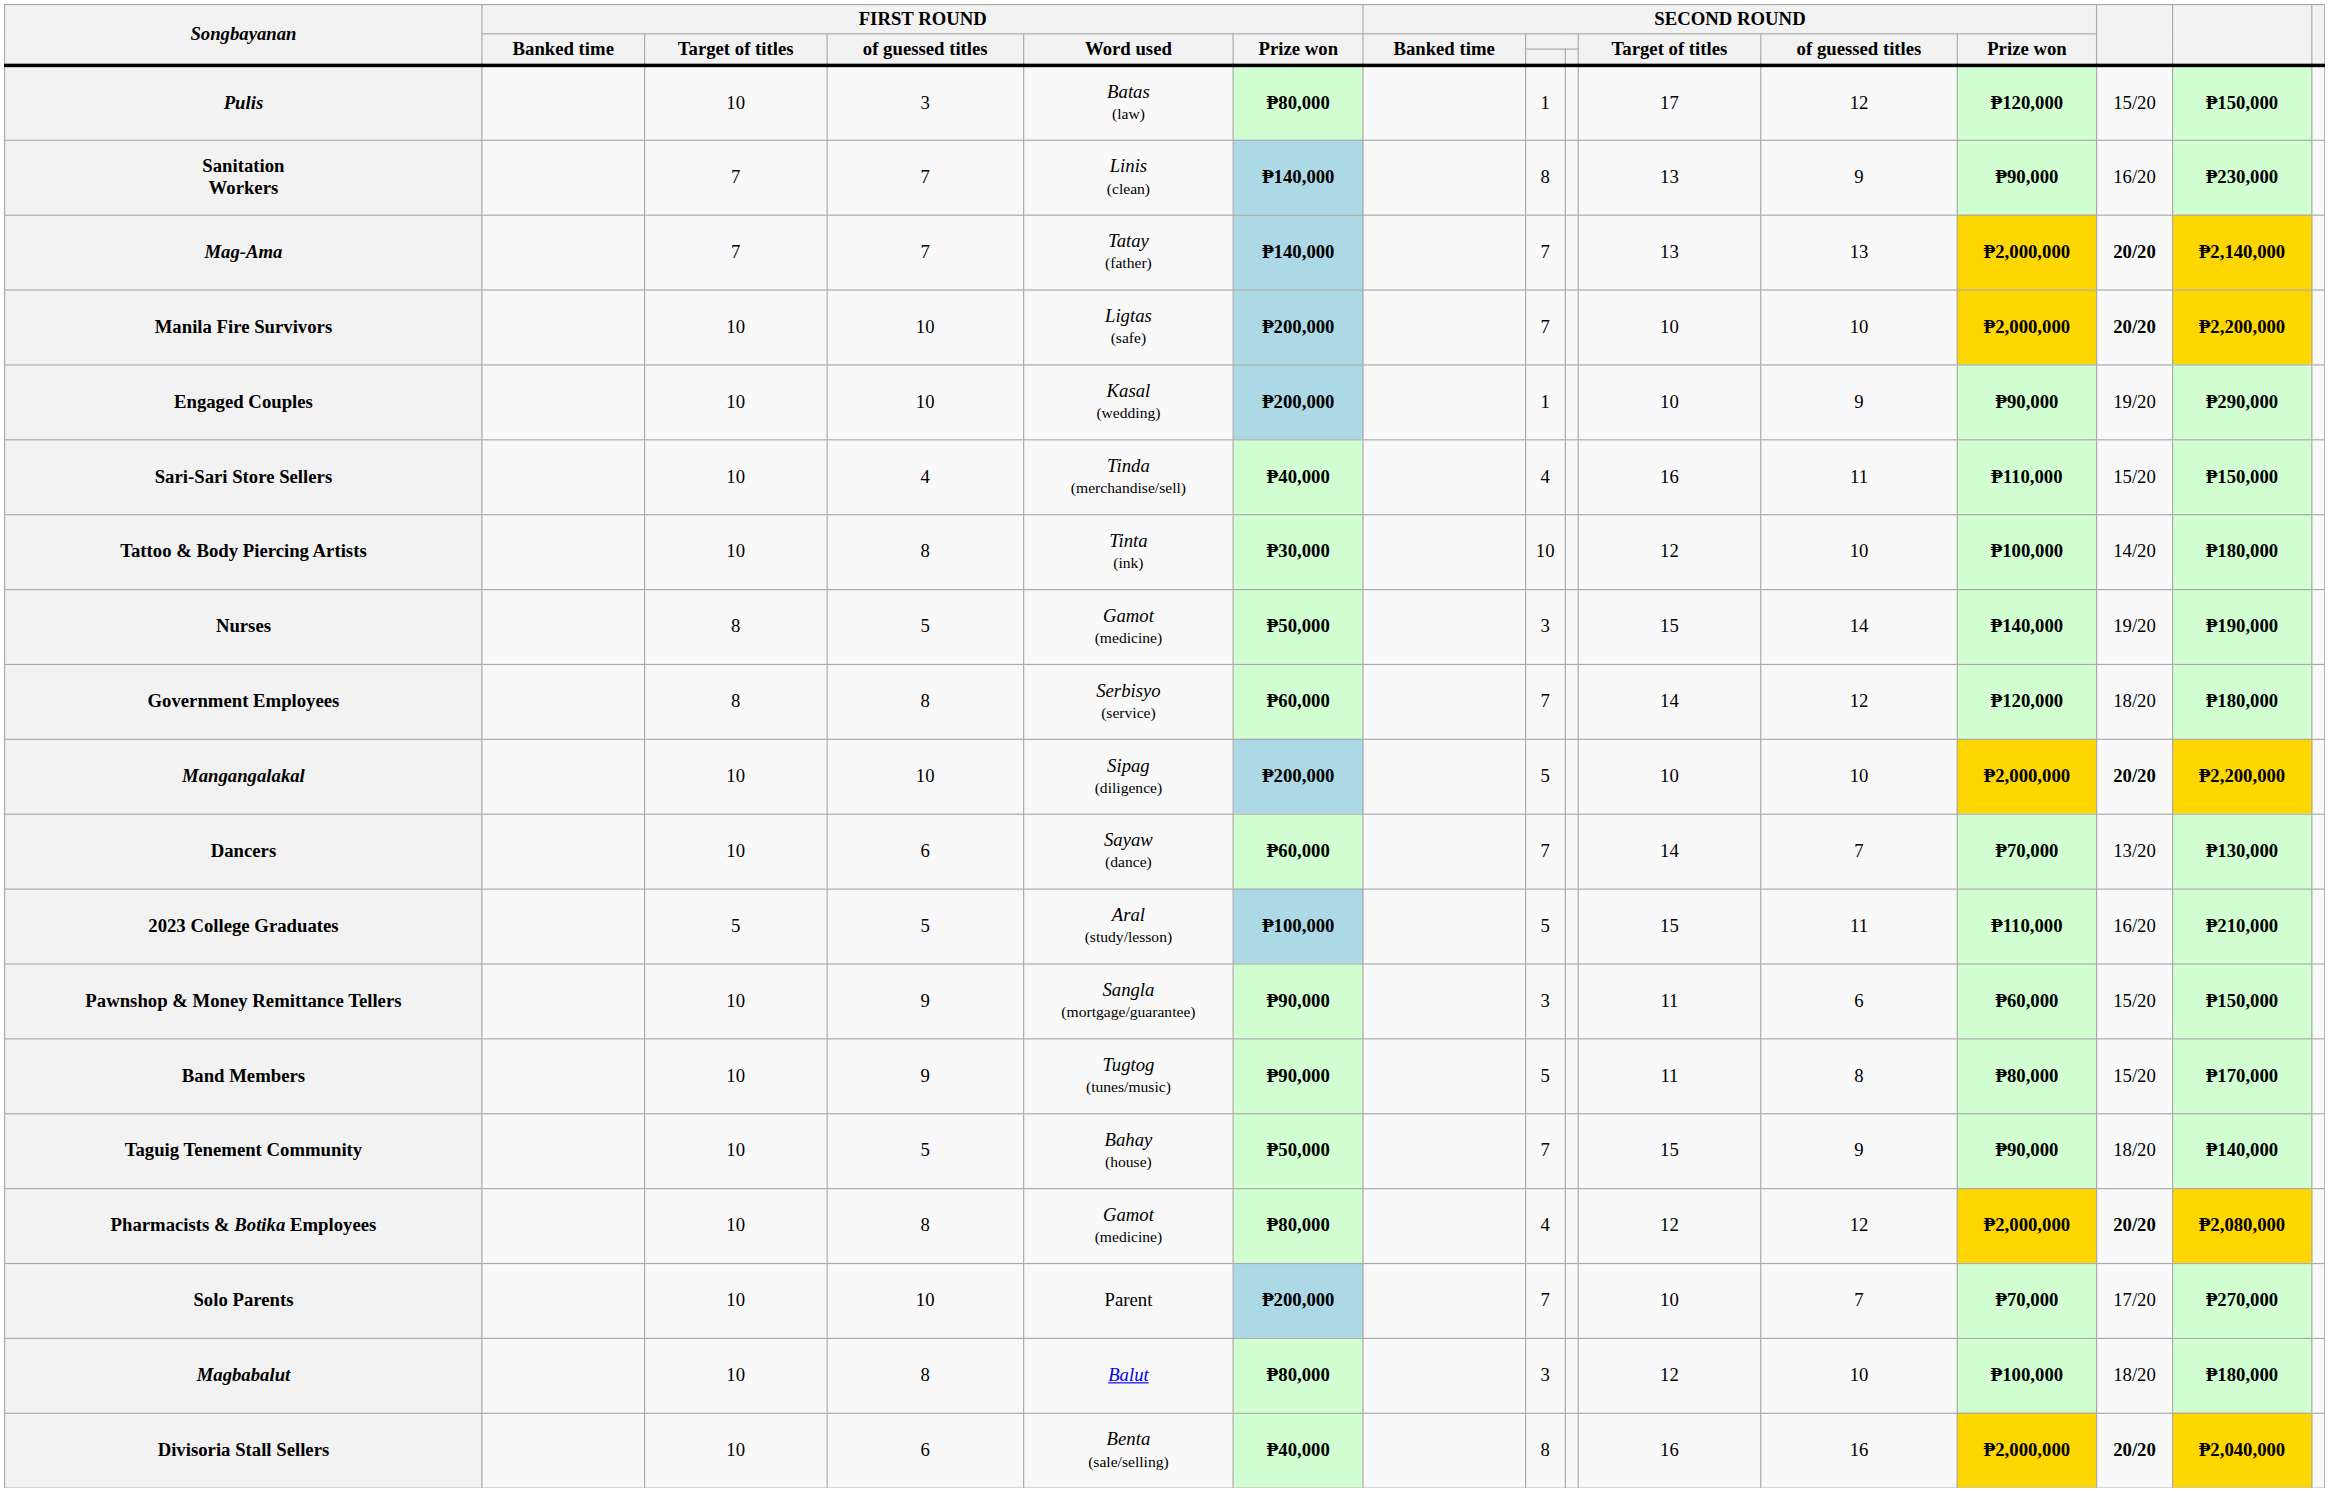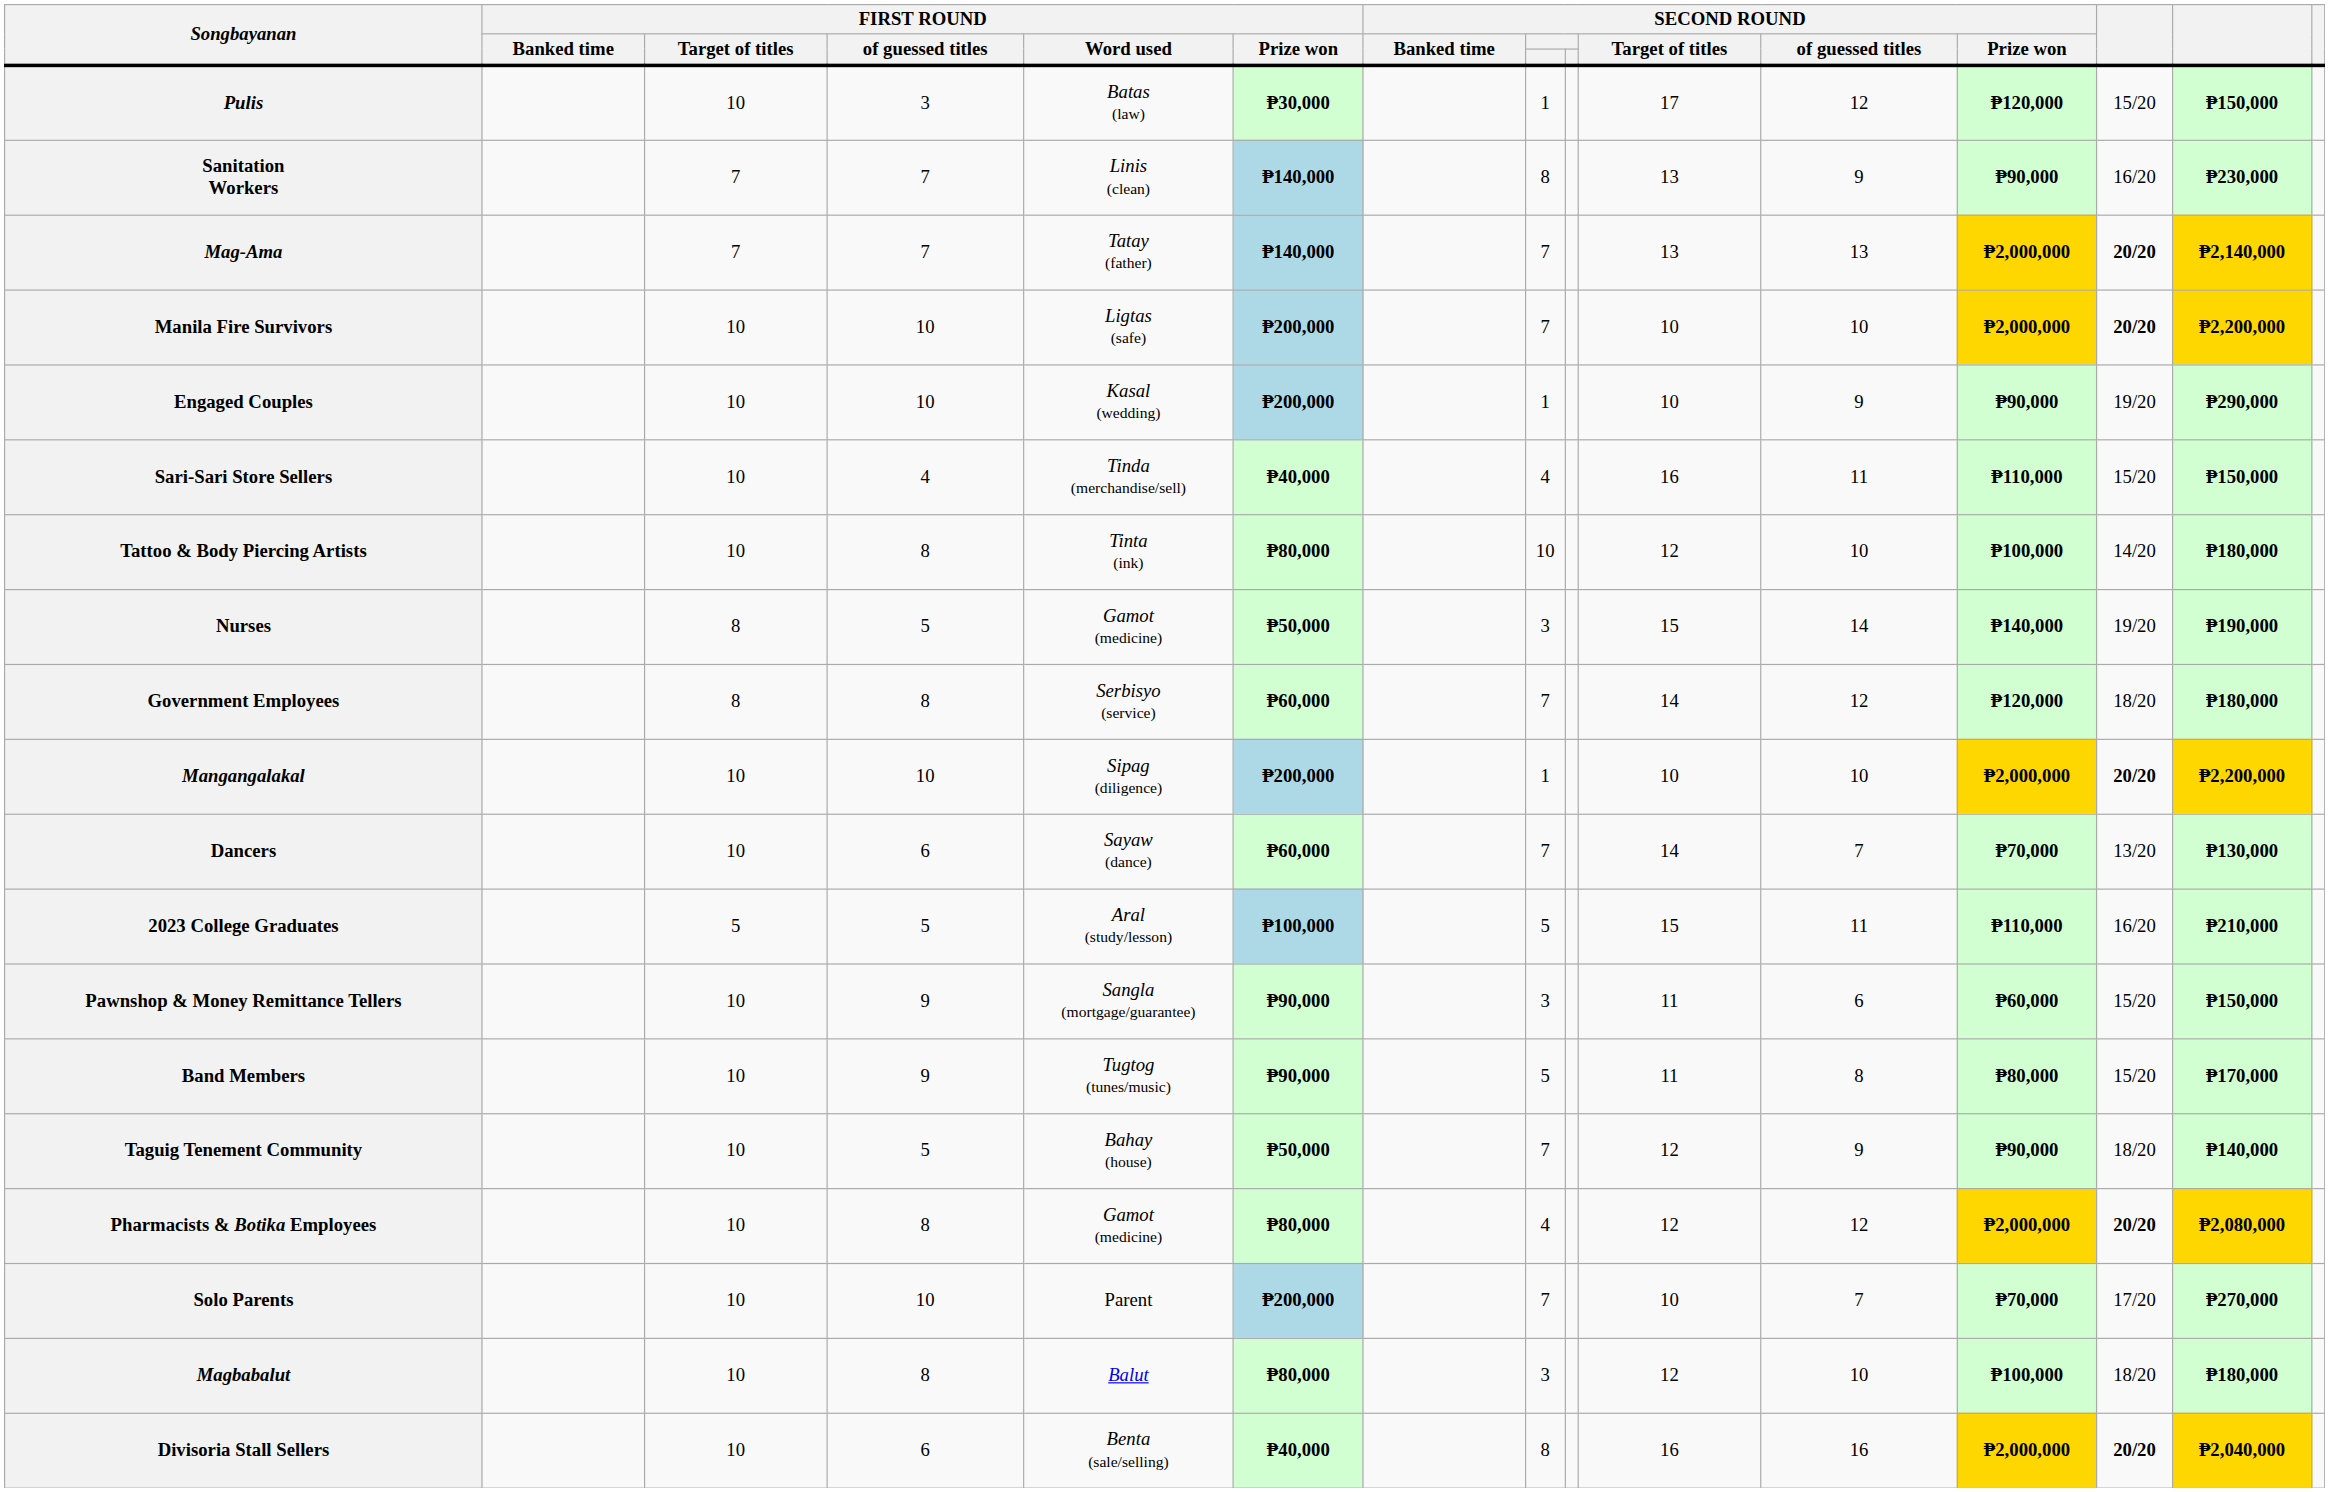(1298, 103) ₱80,000 -> (1298, 103) ₱30,000
(1298, 551) ₱30,000 -> (1298, 551) ₱80,000
(1545, 776) 5 -> (1545, 776) 1
(1669, 1150) 15 -> (1669, 1150) 12
